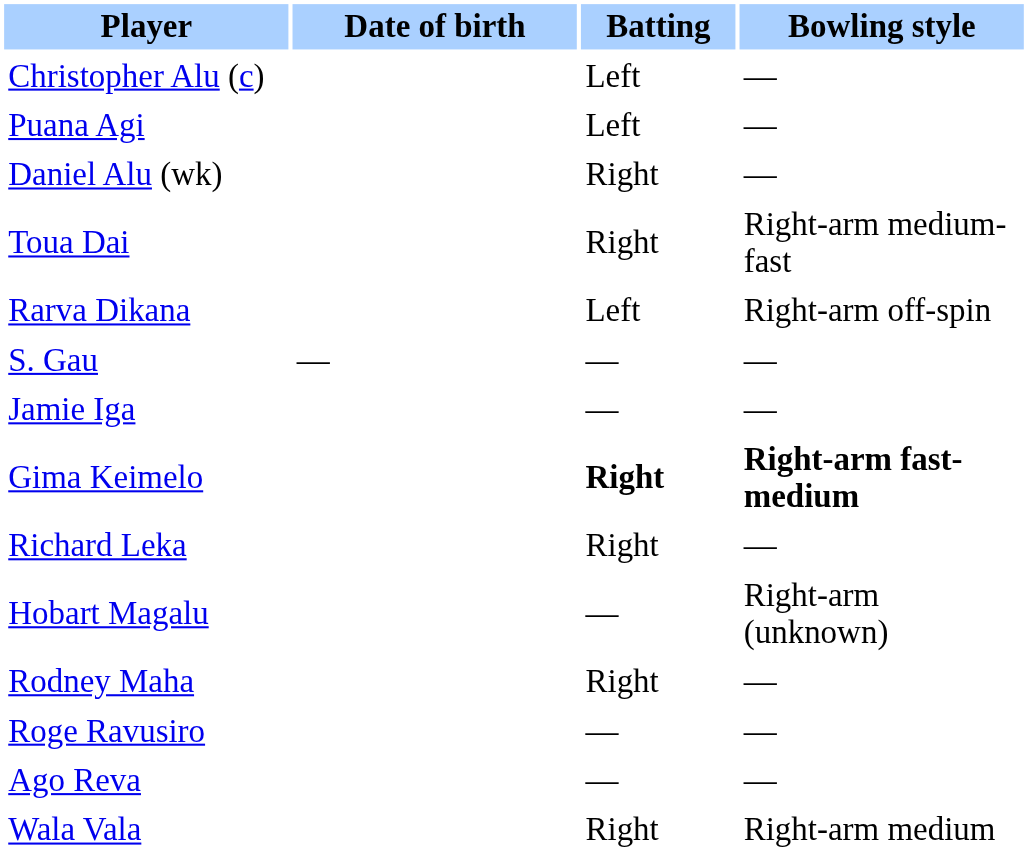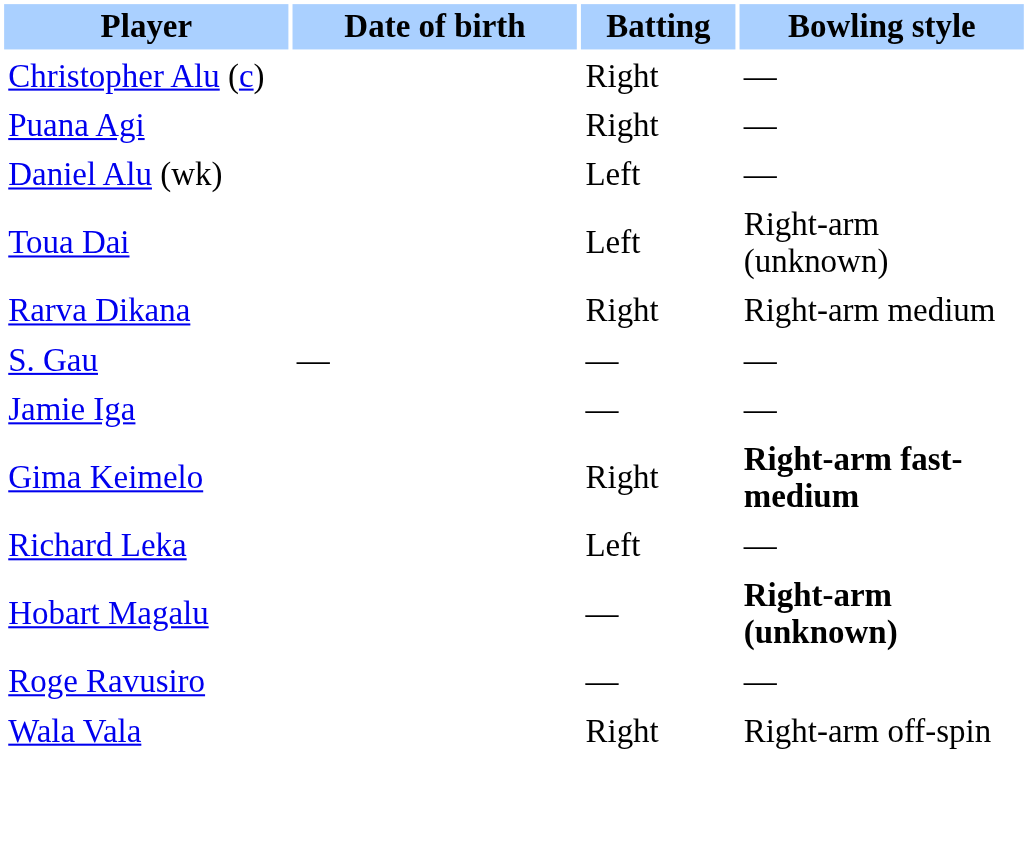(613, 75) Left -> (622, 75) Right
(613, 125) Left -> (622, 125) Right
(622, 174) Right -> (613, 174) Left
(622, 242) Right -> (613, 242) Left
(875, 242) Right-arm medium-fast -> (816, 242) Right-arm (unknown)
(613, 310) Left -> (622, 310) Right
(867, 310) Right-arm off-spin -> (870, 310) Right-arm medium
(625, 477) bold -> (622, 477) normal
(622, 545) Right -> (613, 545) Left
(816, 613) normal -> (821, 613) bold
- row: (101, 681)
- row: (75, 780)
(870, 829) Right-arm medium -> (867, 730) Right-arm off-spin
